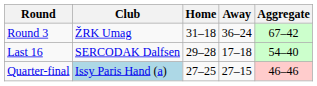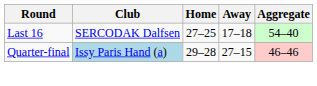- row: (28, 33)
(201, 52) 29–28 -> (201, 33) 27–25
(201, 71) 27–25 -> (201, 52) 29–28
